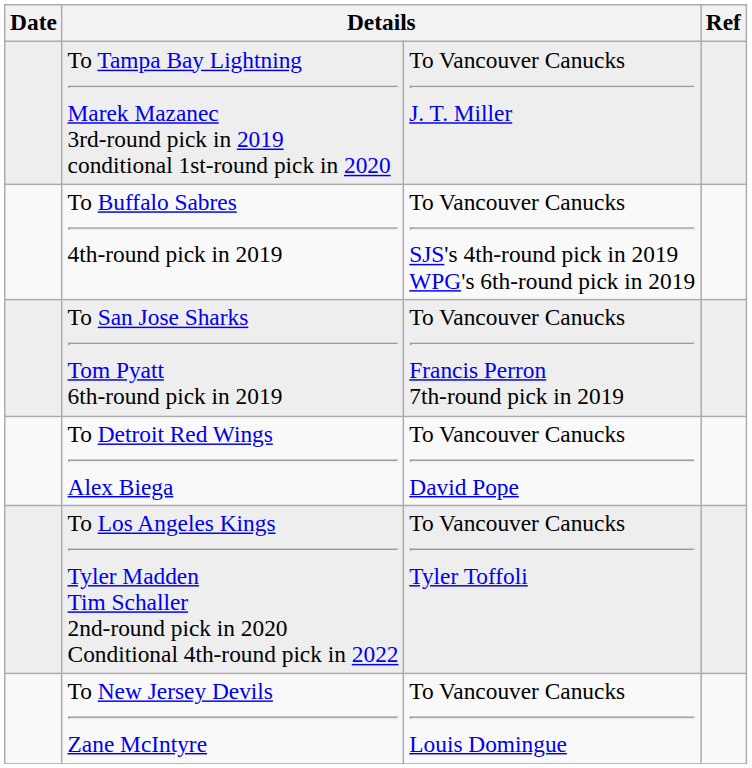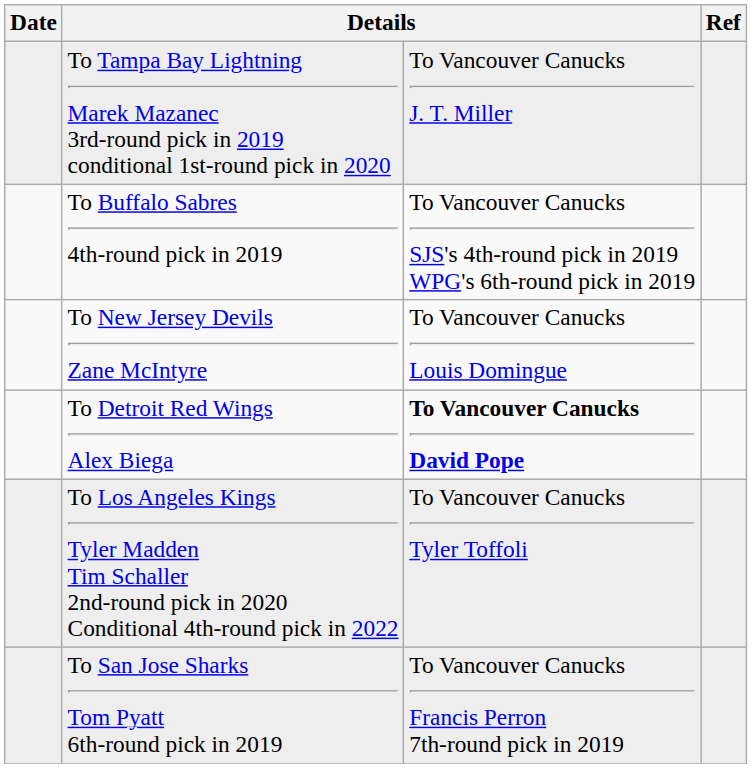rows swapped: (233, 357) <-> (233, 718)
(552, 460) normal -> (552, 434) bold
